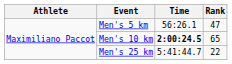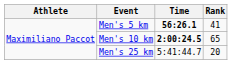(179, 25) normal -> (179, 25) bold
(215, 25) 47 -> (215, 25) 41
(215, 52) 22 -> (215, 52) 20
